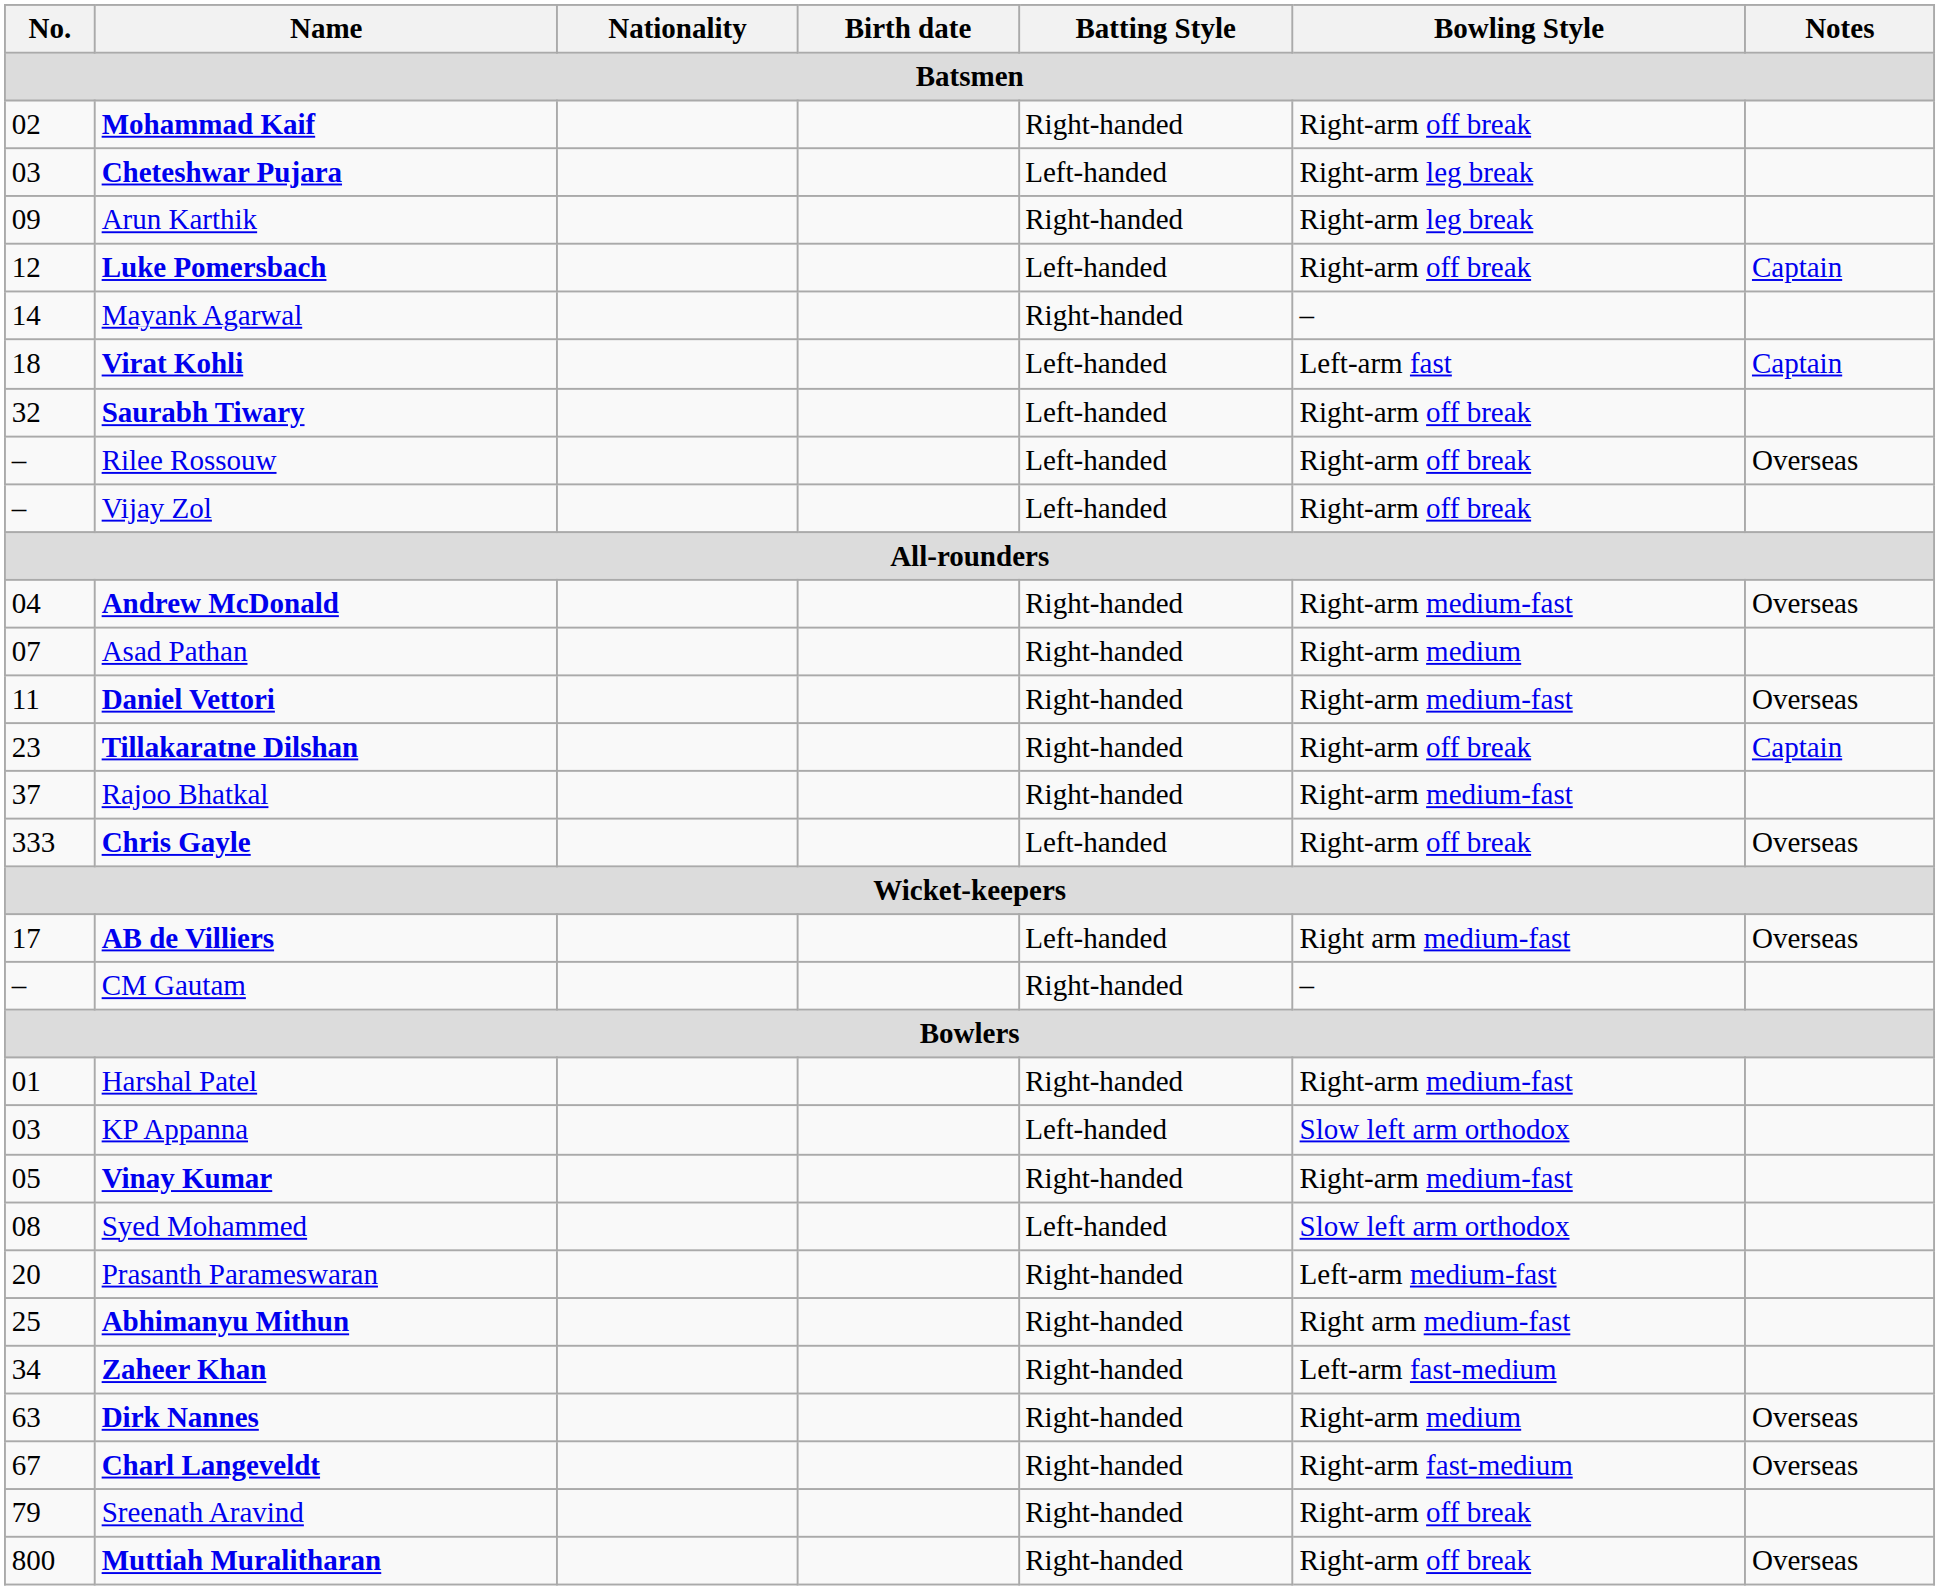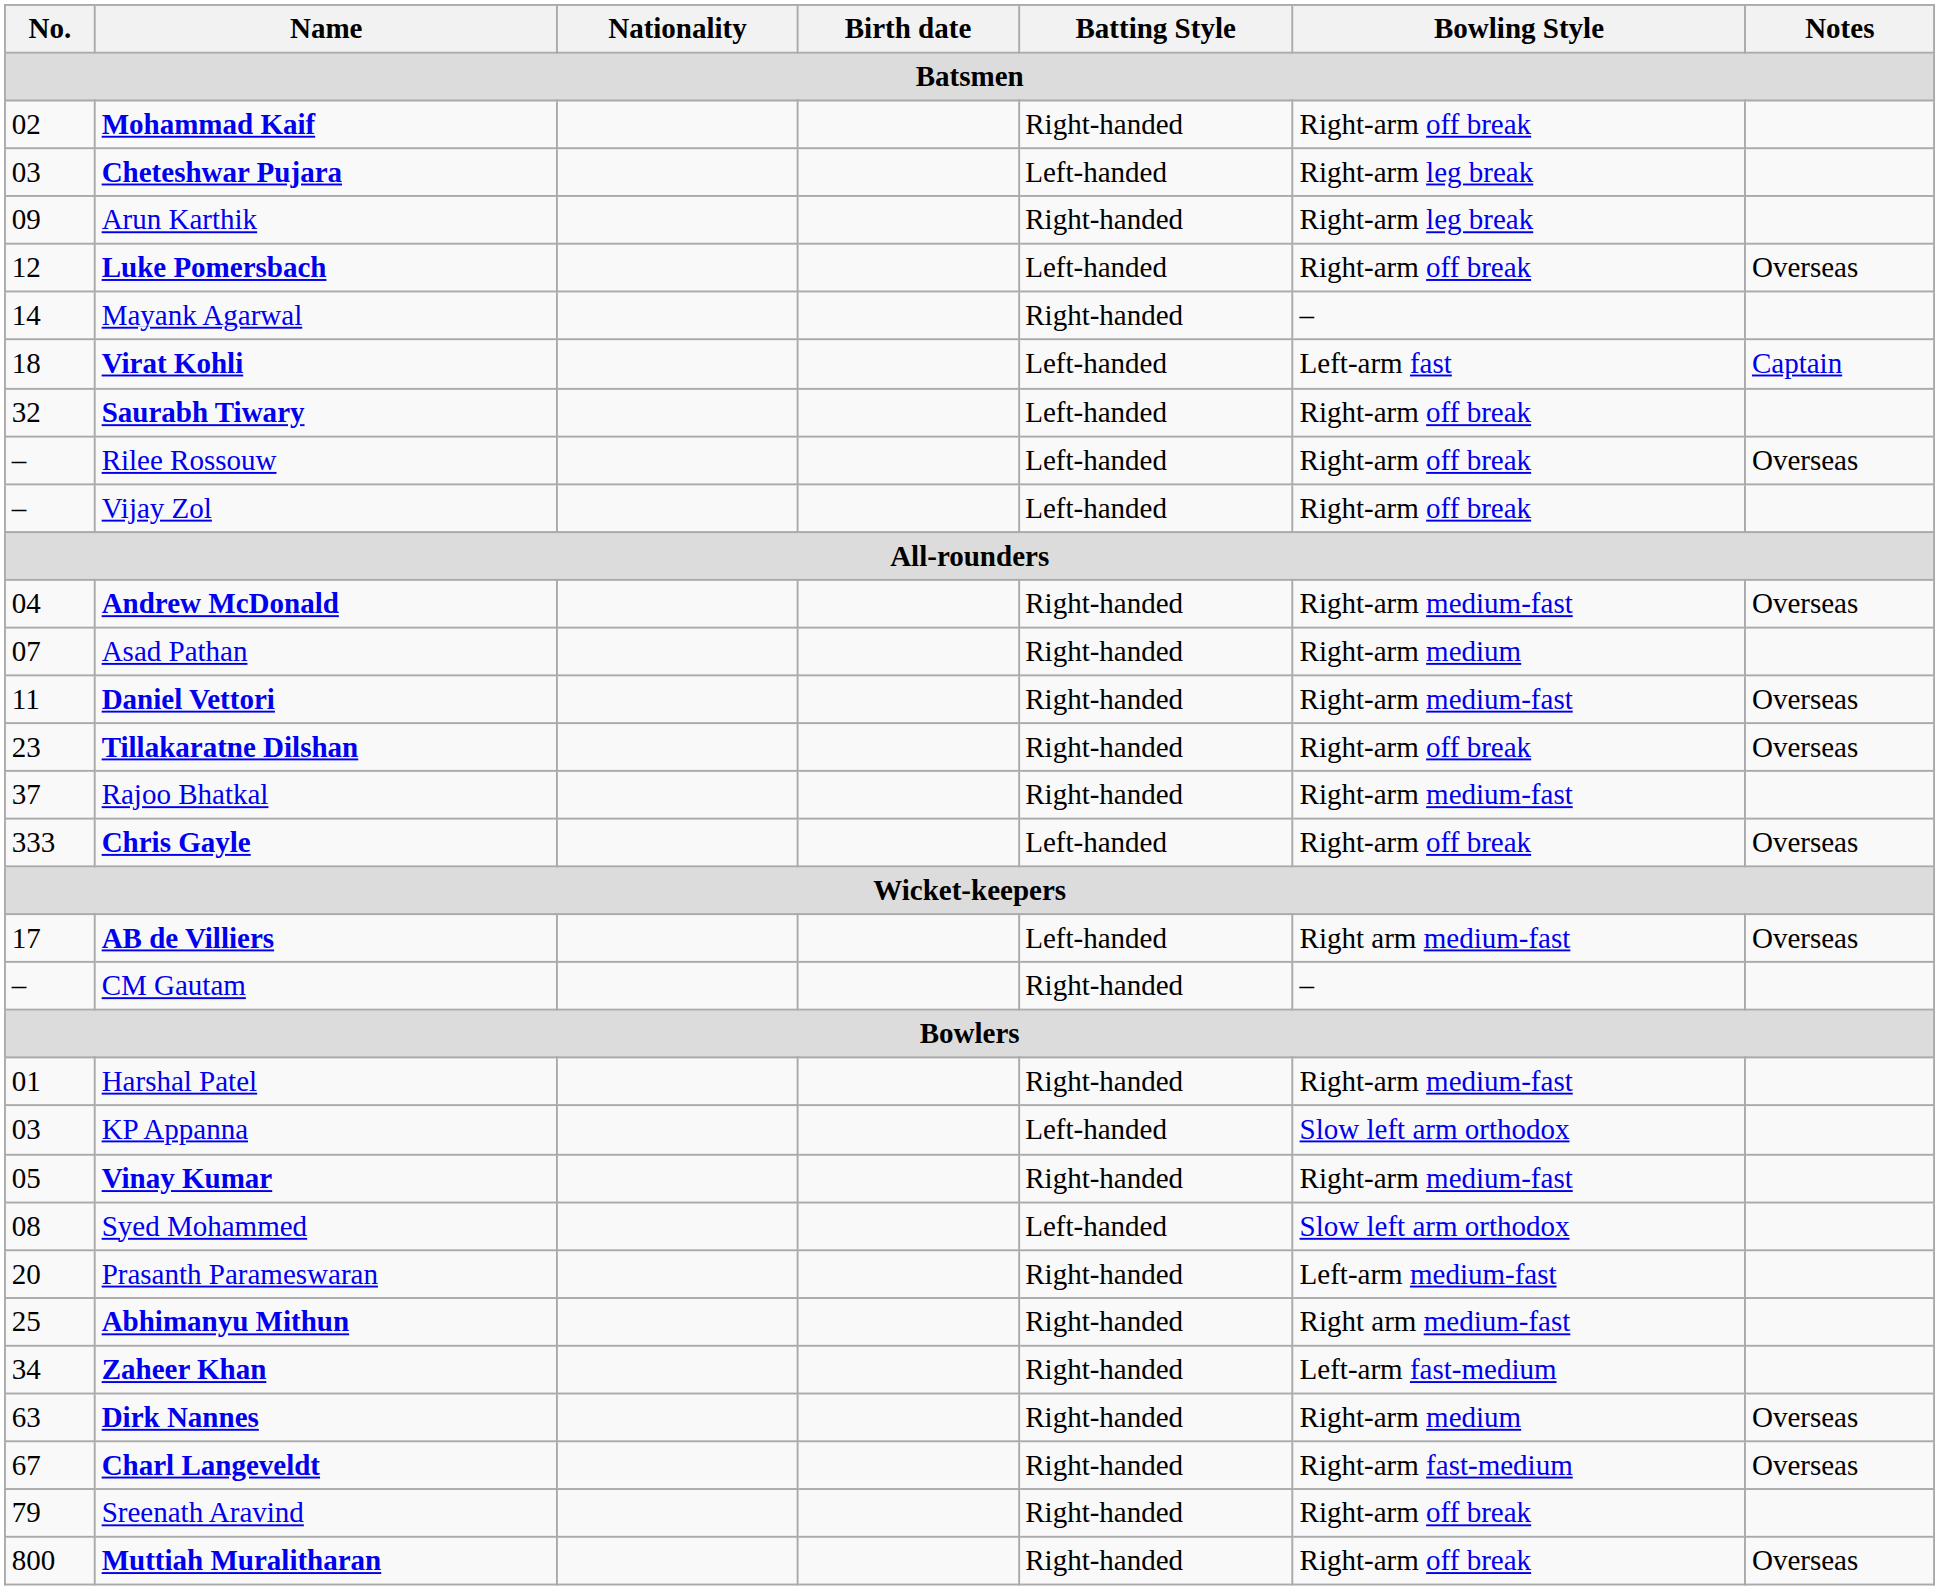(1797, 267) Captain -> (1805, 267) Overseas
(1797, 746) Captain -> (1805, 746) Overseas
